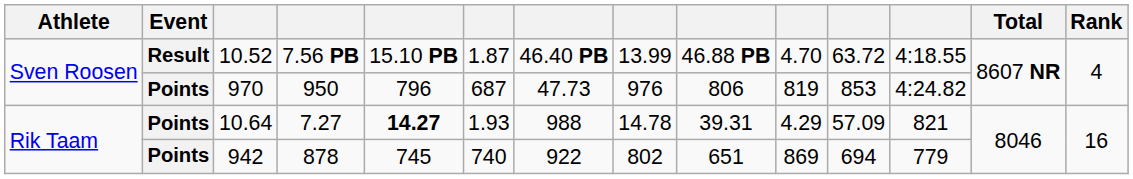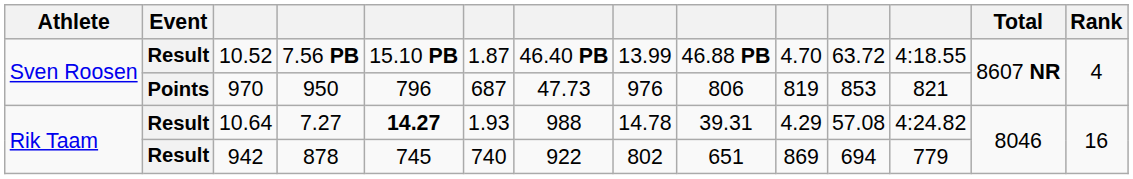(931, 89) 4:24.82 -> (931, 89) 821
(178, 123) Points -> (178, 123) Result
(859, 123) 57.09 -> (859, 123) 57.08
(931, 123) 821 -> (931, 123) 4:24.82
(178, 157) Points -> (178, 157) Result
